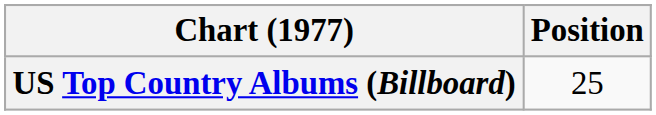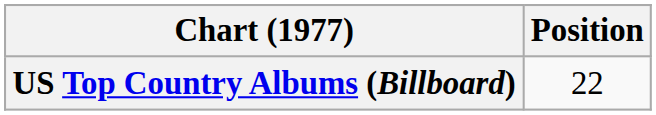(587, 82) 25 -> (587, 82) 22
